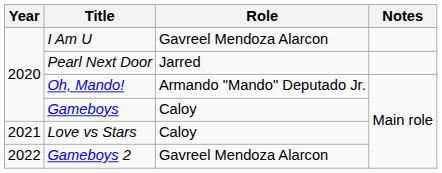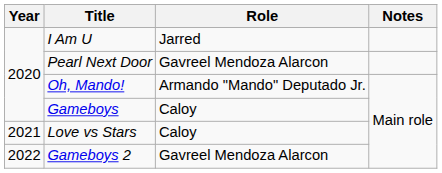(244, 39) Gavreel Mendoza Alarcon -> (180, 39) Jarred
(180, 62) Jarred -> (244, 62) Gavreel Mendoza Alarcon
